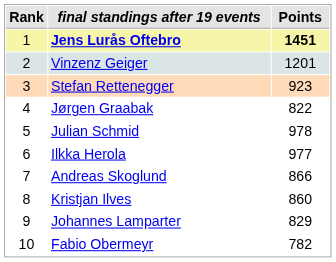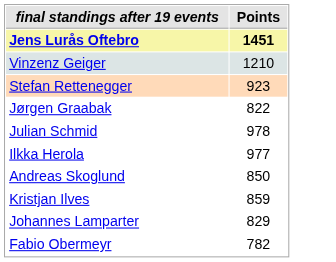- column: (26, 17)
(300, 63) 1201 -> (258, 63) 1210
(300, 177) 866 -> (258, 177) 850
(300, 199) 860 -> (258, 199) 859
